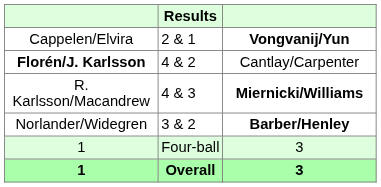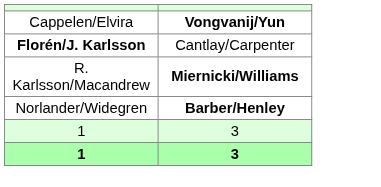- column: (190, 16)
